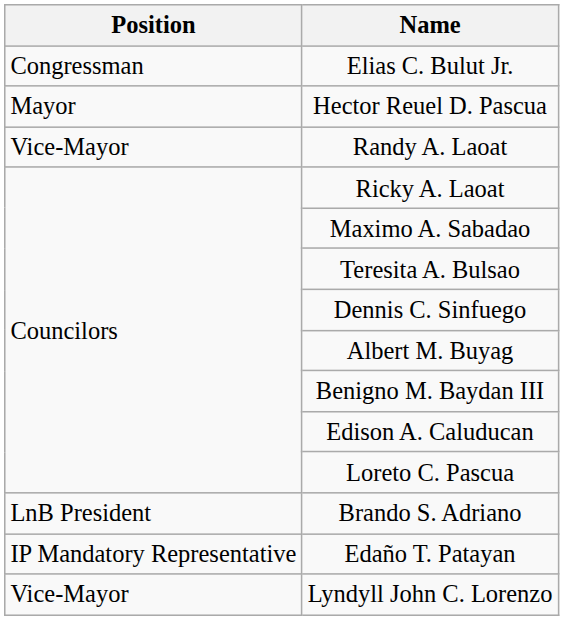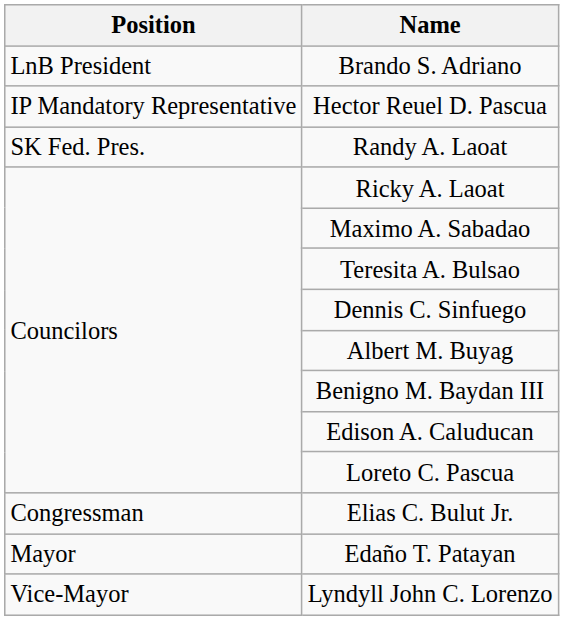rows swapped: (430, 66) <-> (430, 513)
(43, 106) Mayor -> (153, 106) IP Mandatory Representative
(69, 147) Vice-Mayor -> (78, 147) SK Fed. Pres.
(153, 554) IP Mandatory Representative -> (43, 554) Mayor
